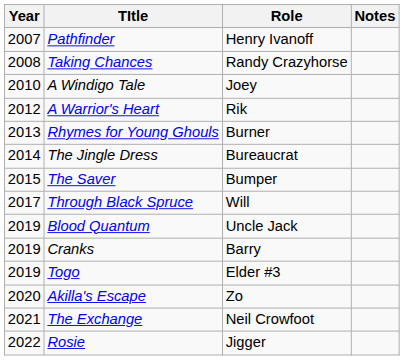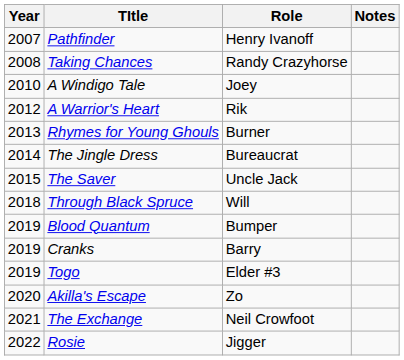(252, 179) Bumper -> (262, 179) Uncle Jack
(24, 202) 2017 -> (24, 202) 2018
(262, 226) Uncle Jack -> (252, 226) Bumper
